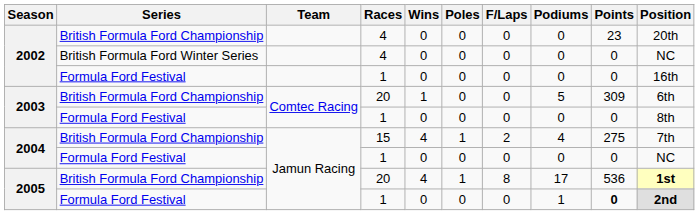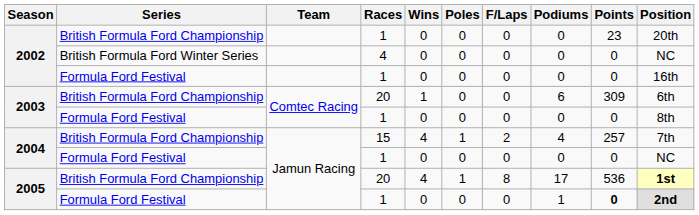(383, 36) 4 -> (383, 36) 1
(561, 97) 5 -> (561, 97) 6
(614, 138) 275 -> (614, 138) 257
